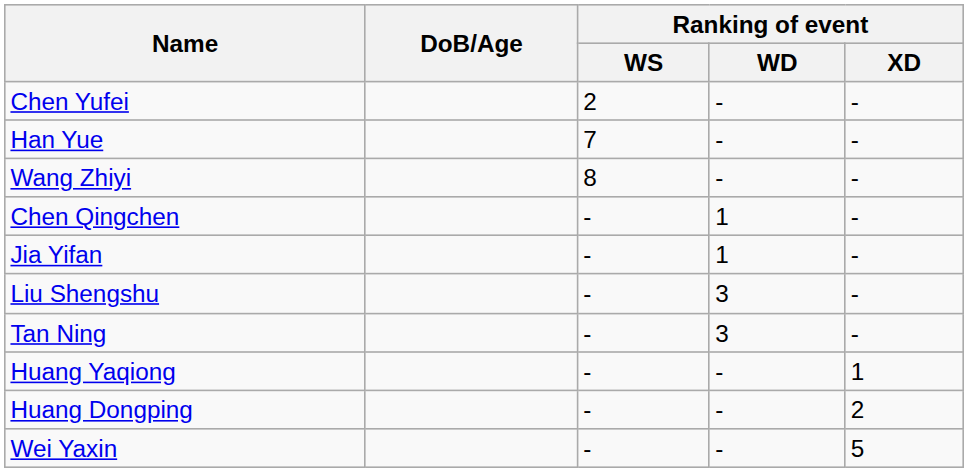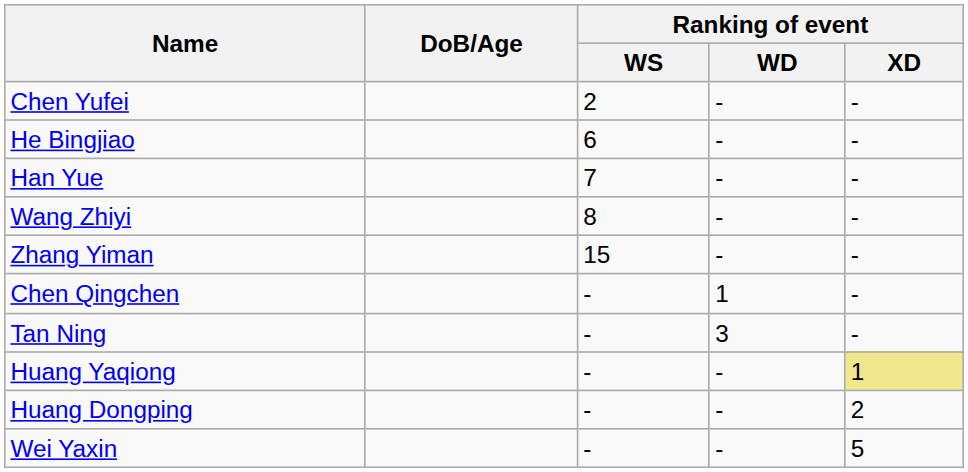+ row: (73, 140)
+ row: (82, 255)
- row: (56, 255)
- row: (85, 294)
(858, 371) no background -> (858, 371) khaki background
